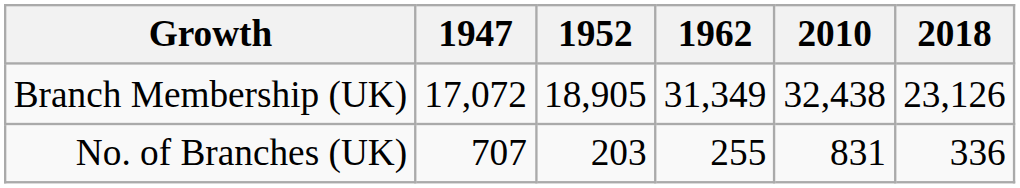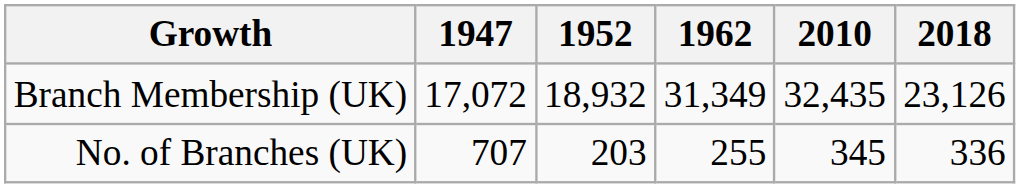(595, 93) 18,905 -> (595, 93) 18,932
(835, 93) 32,438 -> (835, 93) 32,435
(858, 152) 831 -> (858, 152) 345
